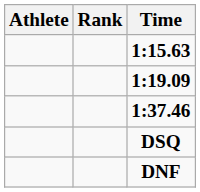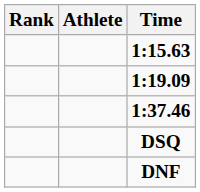columns swapped: (100, 19) <-> (39, 19)
